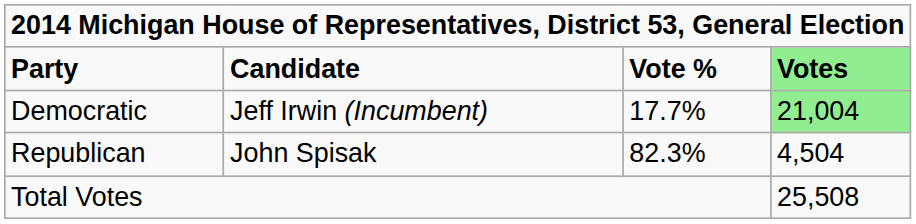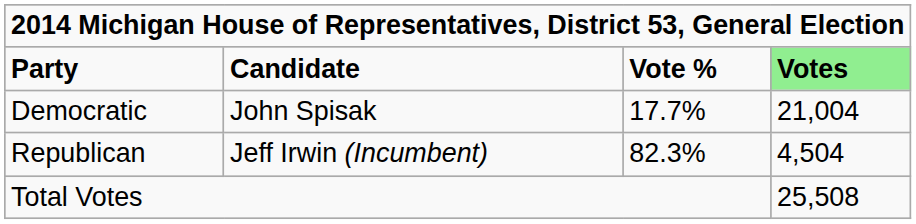(359, 111) Jeff Irwin (Incumbent) -> (303, 111) John Spisak
(818, 111) lightgreen background -> (818, 111) no background
(303, 153) John Spisak -> (359, 153) Jeff Irwin (Incumbent)
